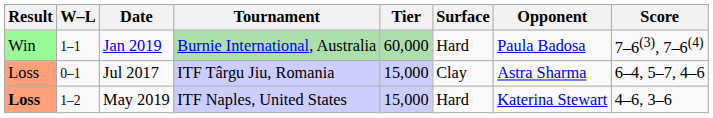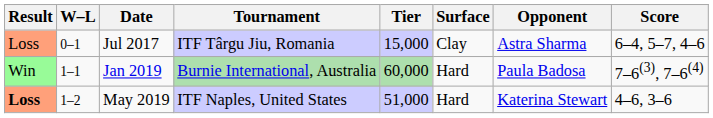rows swapped: (131, 73) <-> (132, 45)
(406, 99) 15,000 -> (406, 99) 51,000
